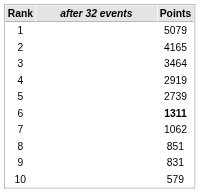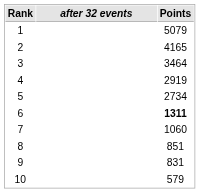(175, 97) 2739 -> (175, 97) 2734
(175, 130) 1062 -> (175, 130) 1060
